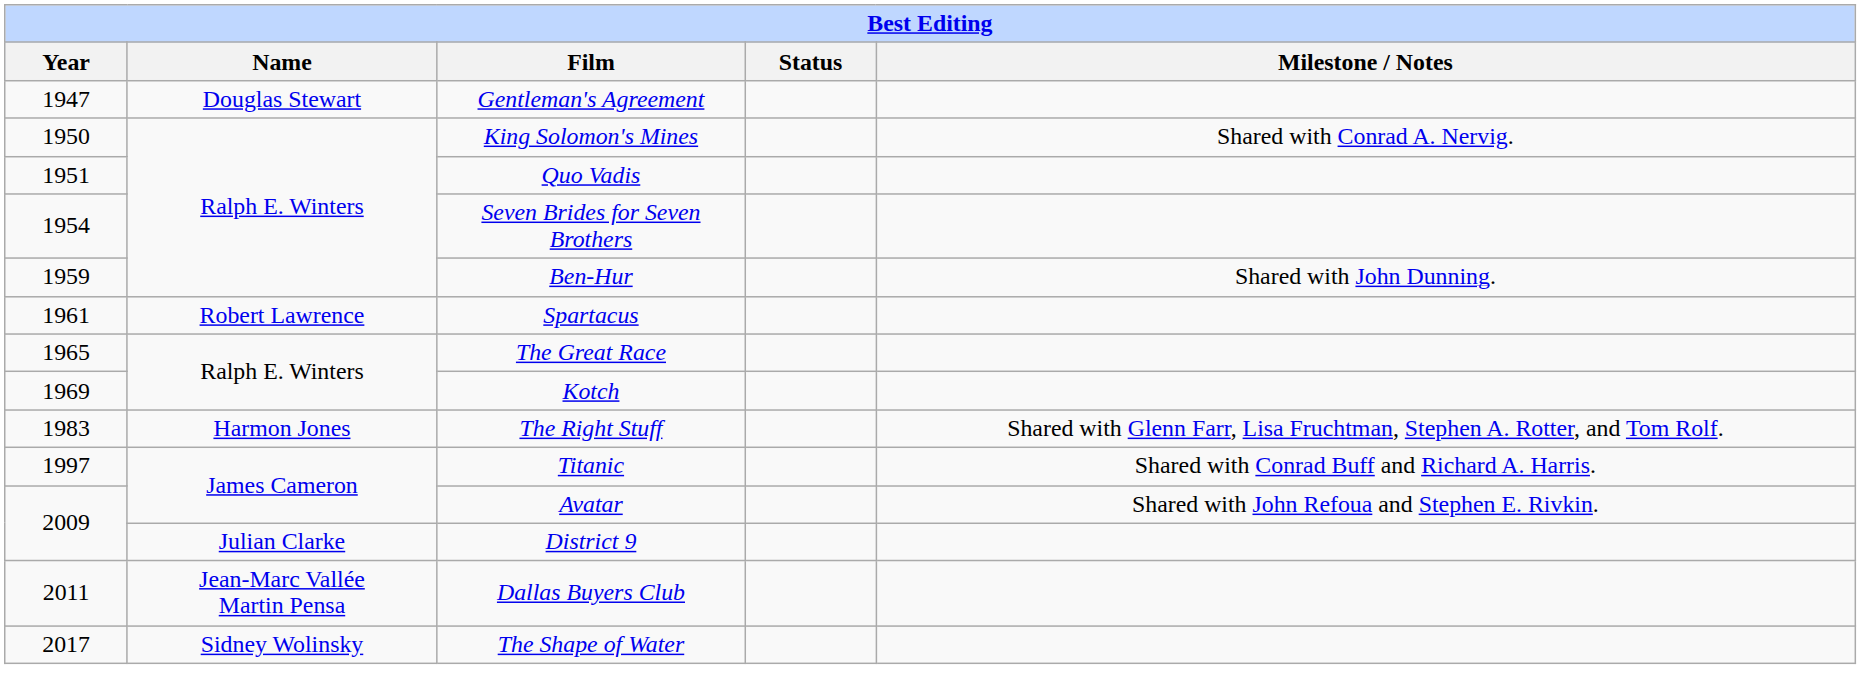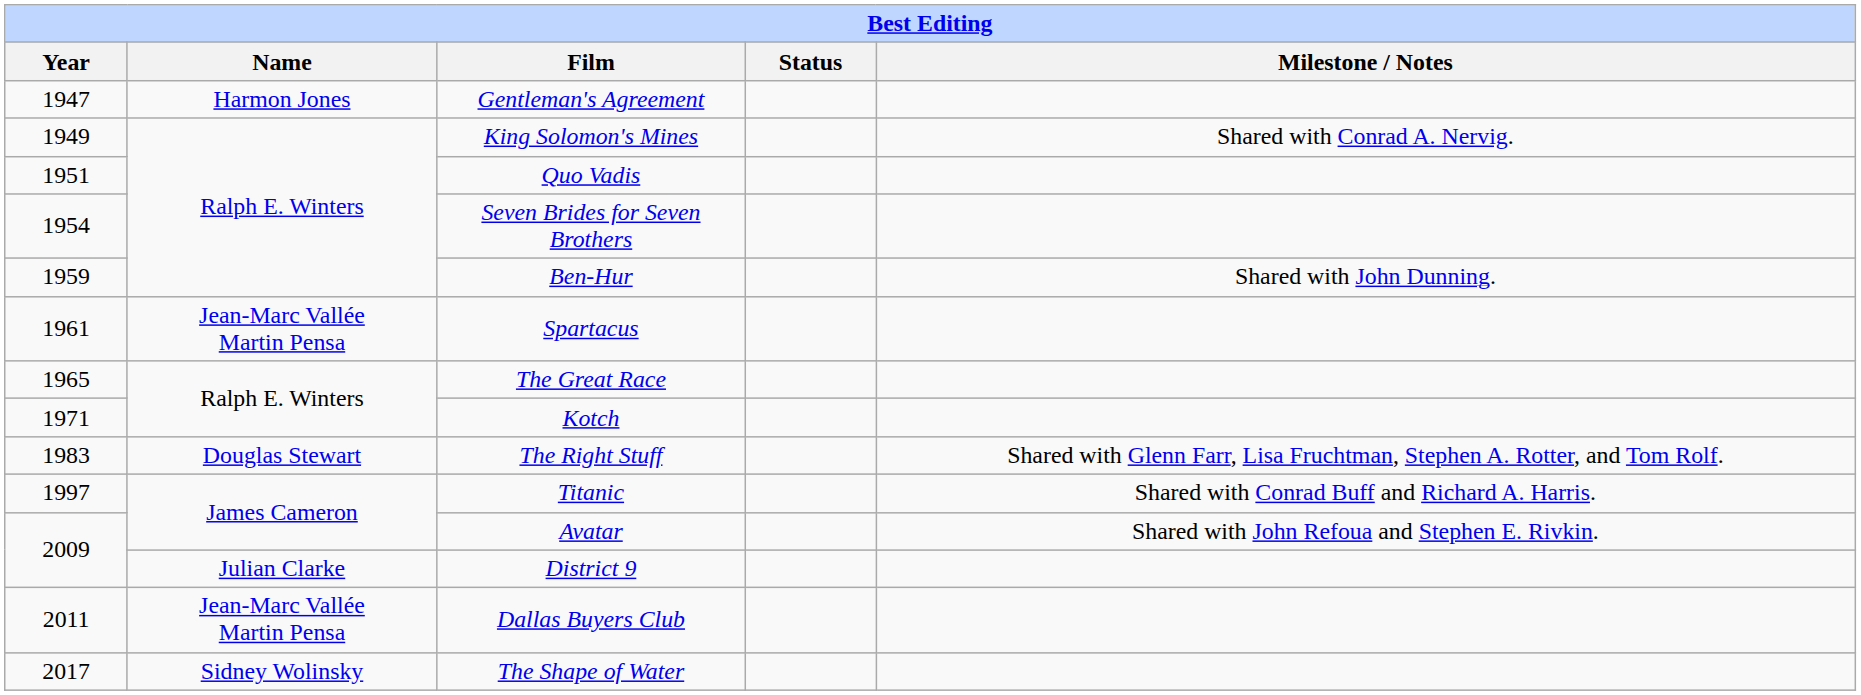(282, 99) Douglas Stewart -> (282, 99) Harmon Jones
(66, 136) 1950 -> (66, 136) 1949
(282, 314) Robert Lawrence -> (282, 328) Jean-Marc Vallée Martin Pensa
(66, 390) 1969 -> (66, 417) 1971
(282, 428) Harmon Jones -> (282, 455) Douglas Stewart
